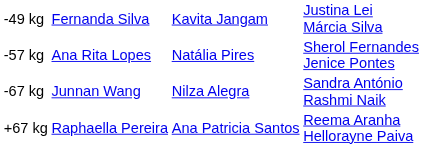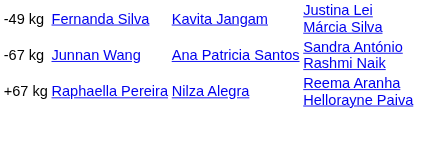- row: (24, 55)
(211, 91) Nilza Alegra -> (236, 55) Ana Patricia Santos
(236, 128) Ana Patricia Santos -> (211, 91) Nilza Alegra
